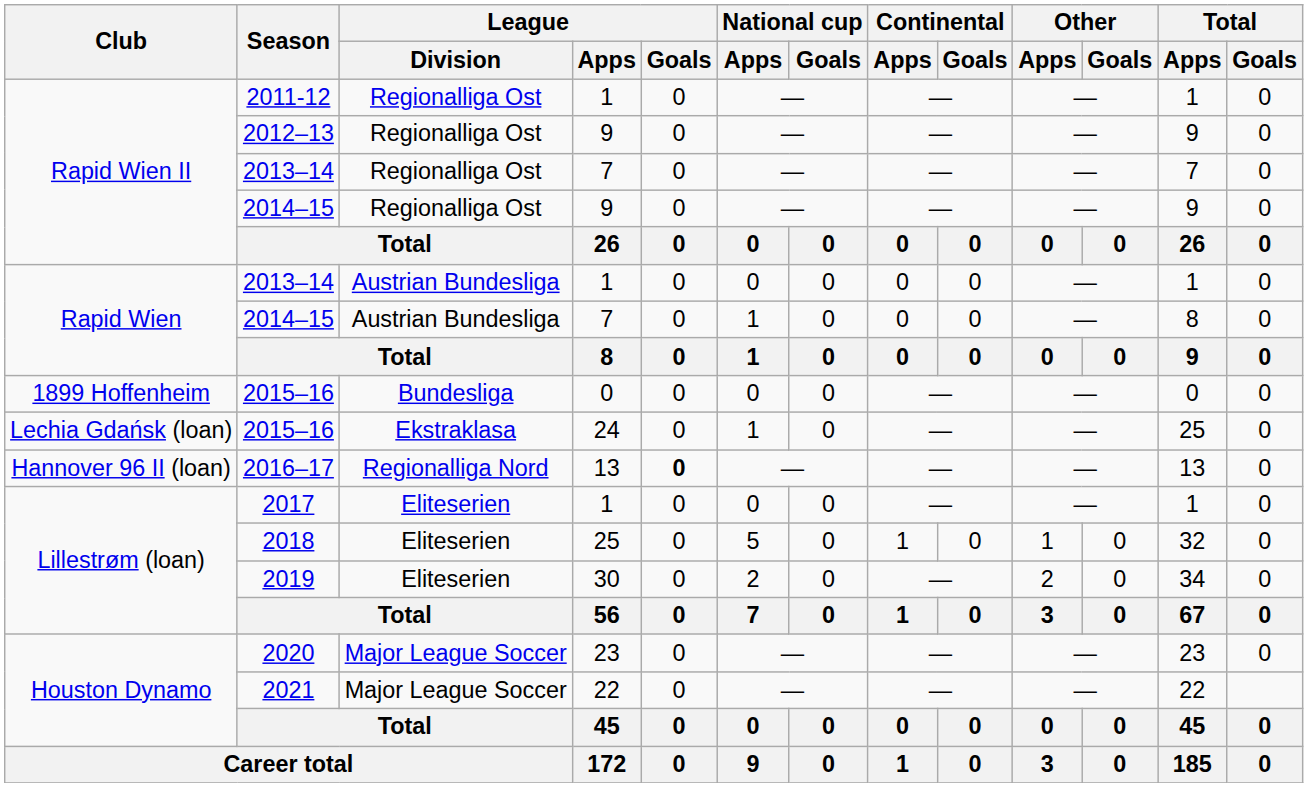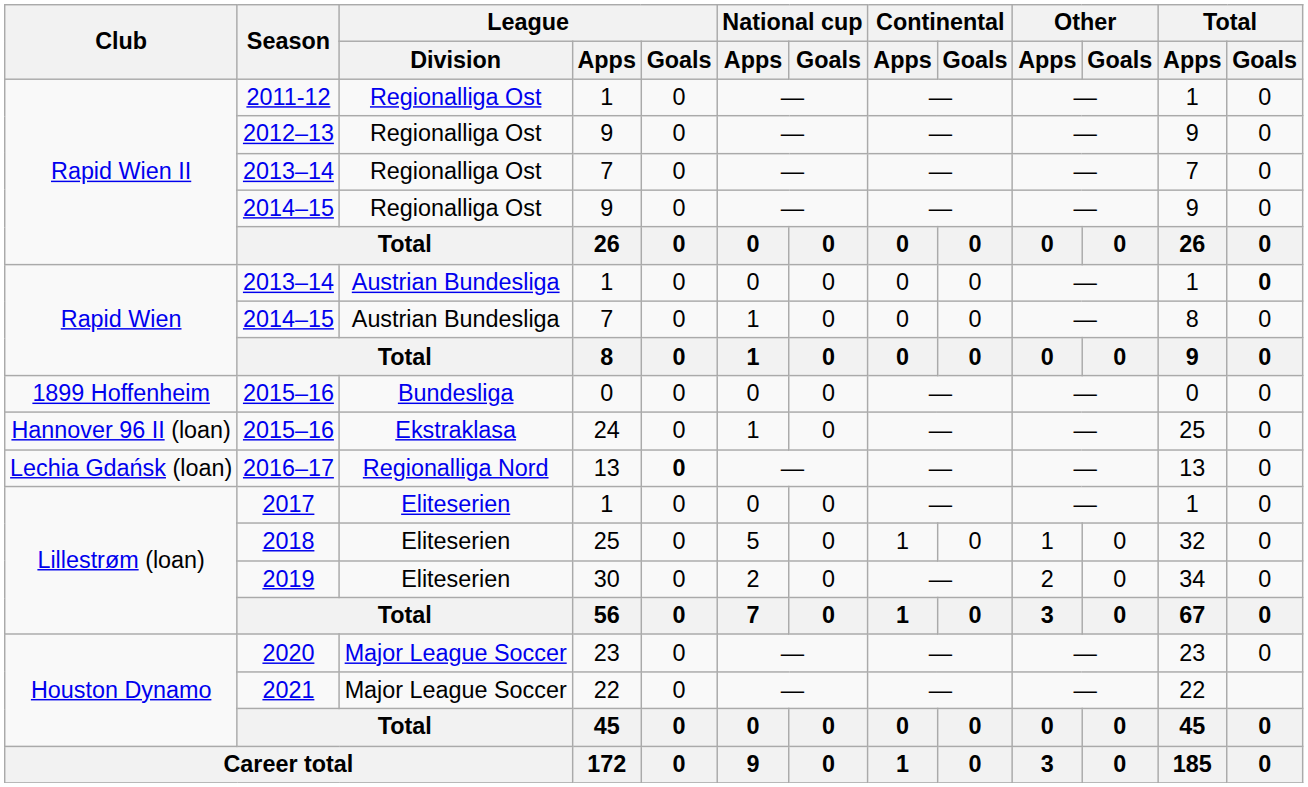(1265, 282) normal -> (1265, 282) bold
(121, 430) Lechia Gdańsk (loan) -> (121, 430) Hannover 96 II (loan)
(121, 467) Hannover 96 II (loan) -> (121, 467) Lechia Gdańsk (loan)
